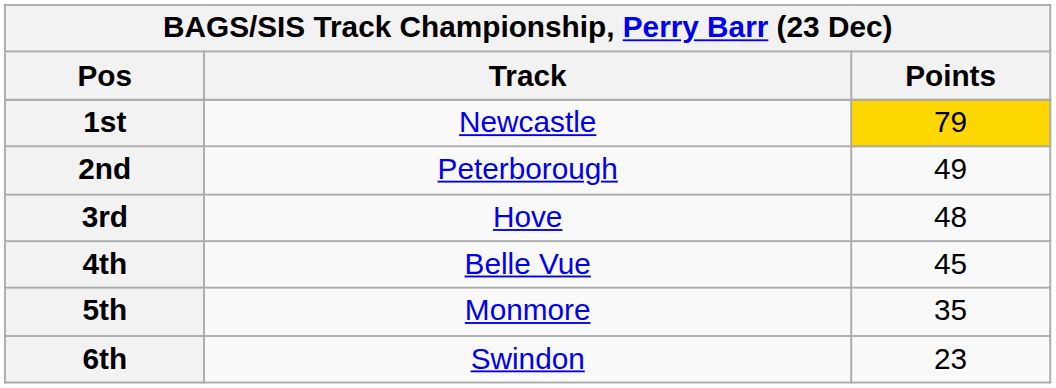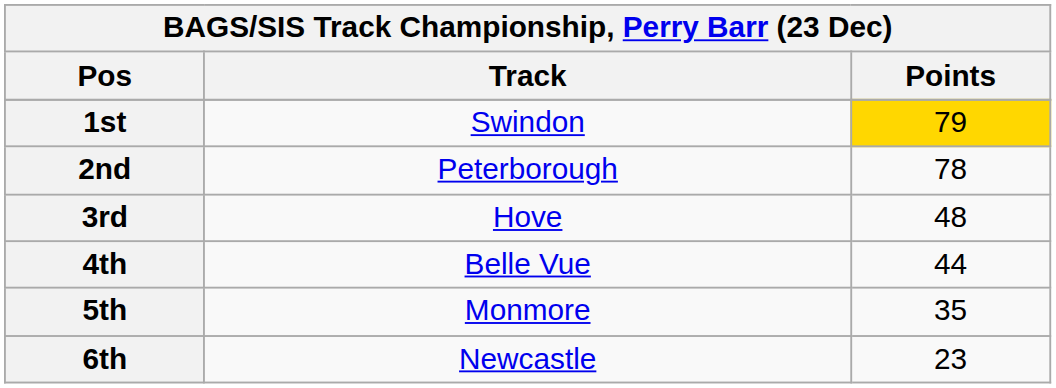(528, 122) Newcastle -> (528, 122) Swindon
(951, 169) 49 -> (951, 169) 78
(951, 264) 45 -> (951, 264) 44
(528, 358) Swindon -> (528, 358) Newcastle
